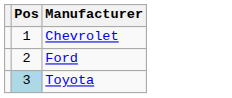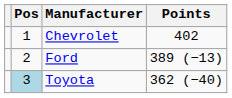+ column: (186, 16)
